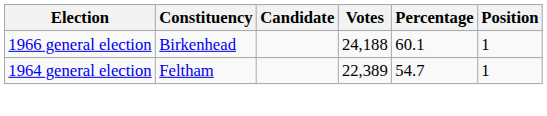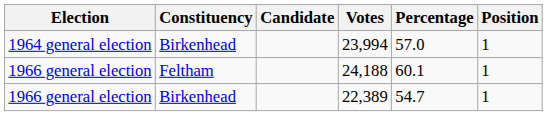+ row: (365, 44)
(198, 44) Birkenhead -> (187, 70) Feltham
(80, 70) 1964 general election -> (80, 96) 1966 general election
(187, 70) Feltham -> (198, 96) Birkenhead
